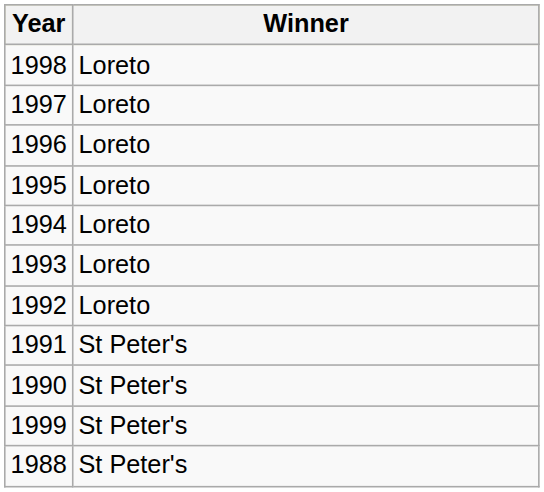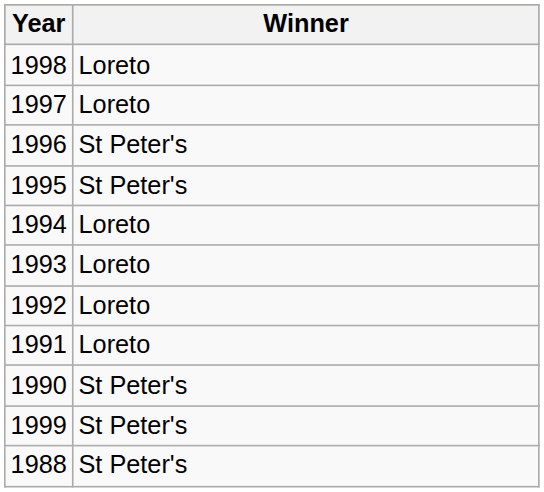(114, 144) Loreto -> (133, 144) St Peter's
(114, 184) Loreto -> (133, 184) St Peter's
(133, 345) St Peter's -> (114, 345) Loreto
